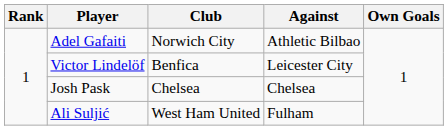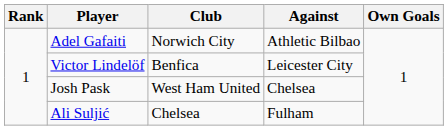(176, 88) Chelsea -> (206, 88) West Ham United
(206, 112) West Ham United -> (176, 112) Chelsea
